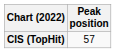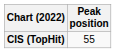(89, 39) 57 -> (89, 39) 55
